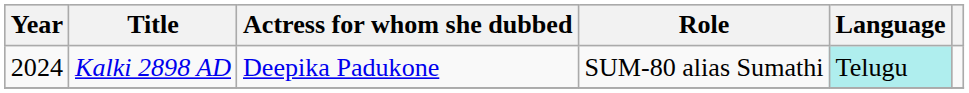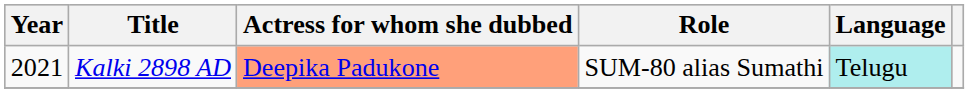(37, 66) 2024 -> (37, 66) 2021
(341, 66) no background -> (341, 66) lightsalmon background
